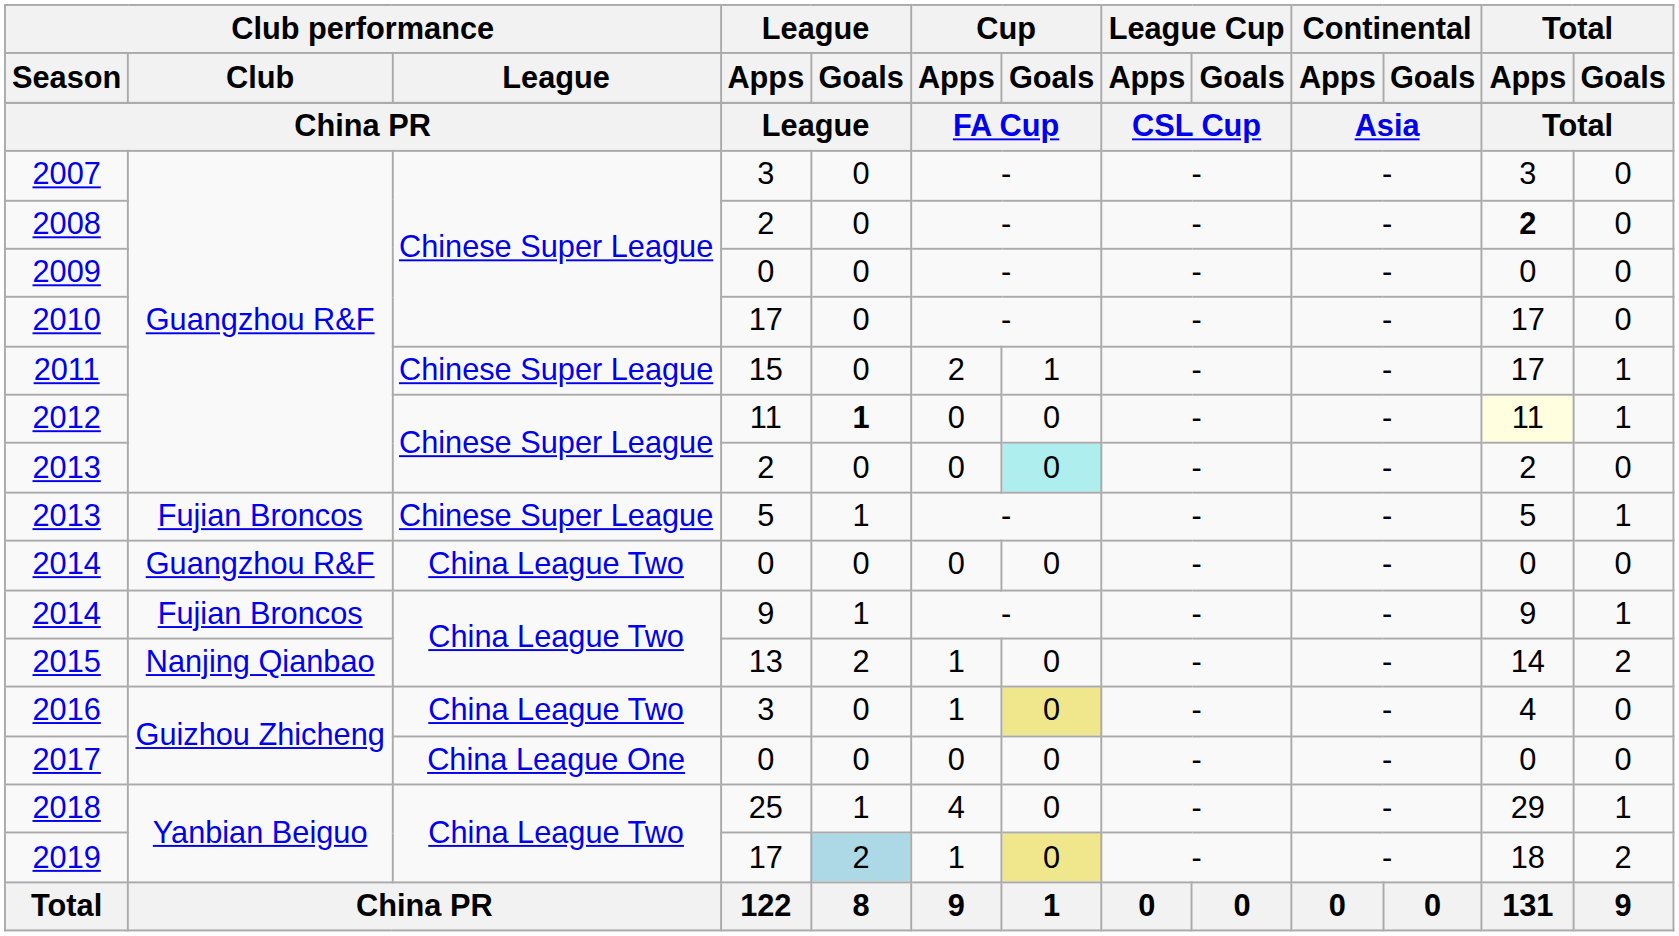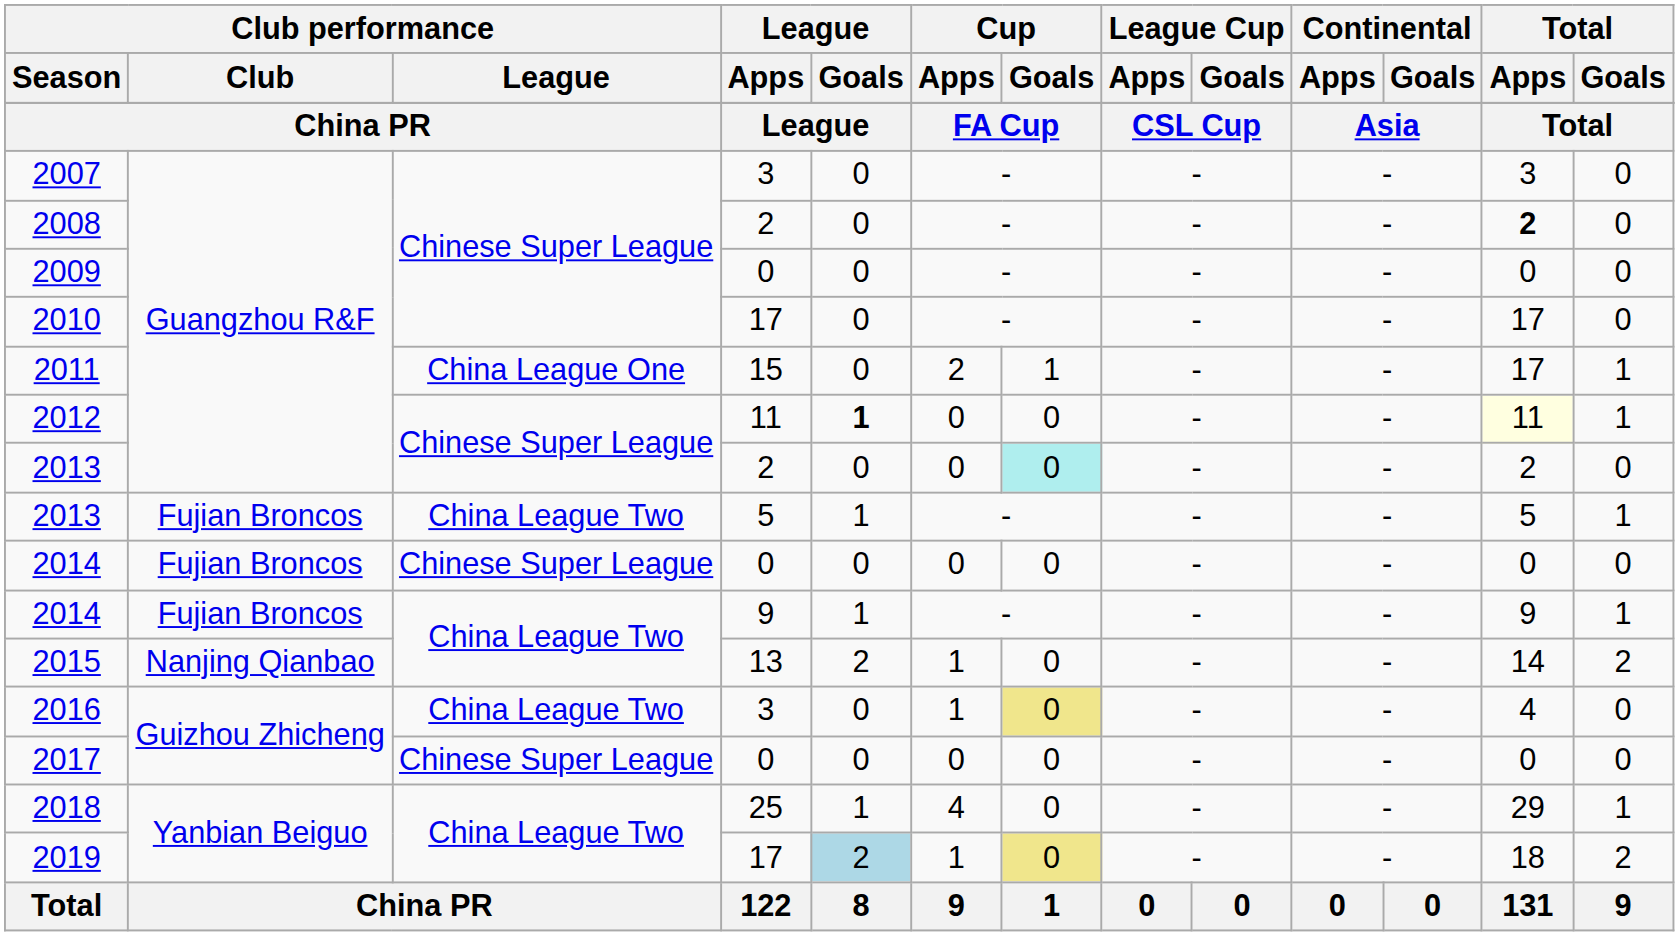(556, 369) Chinese Super League -> (556, 369) China League One
(556, 516) Chinese Super League -> (556, 516) China League Two
(260, 564) Guangzhou R&F -> (260, 564) Fujian Broncos
(556, 564) China League Two -> (556, 564) Chinese Super League
(556, 759) China League One -> (556, 759) Chinese Super League
